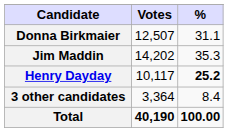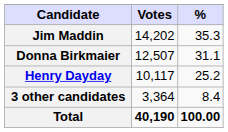rows swapped: (68, 55) <-> (68, 35)
(208, 76) bold -> (208, 76) normal
